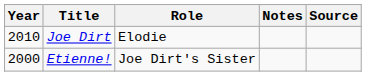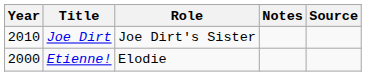(142, 38) Elodie -> (187, 38) Joe Dirt's Sister
(187, 60) Joe Dirt's Sister -> (142, 60) Elodie
